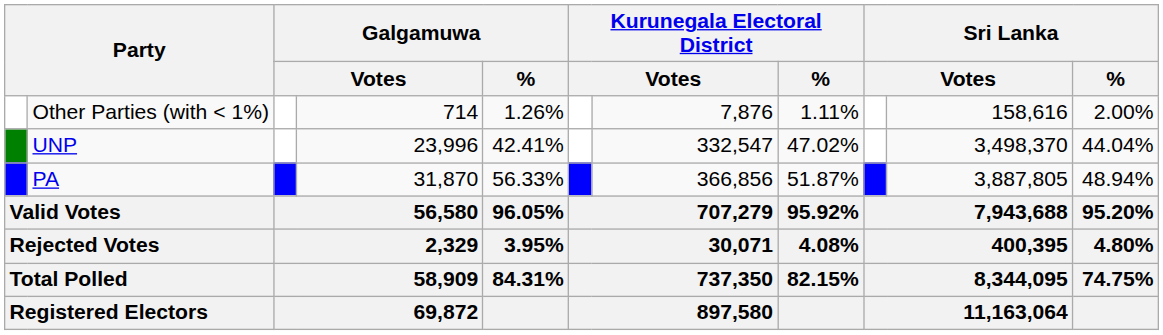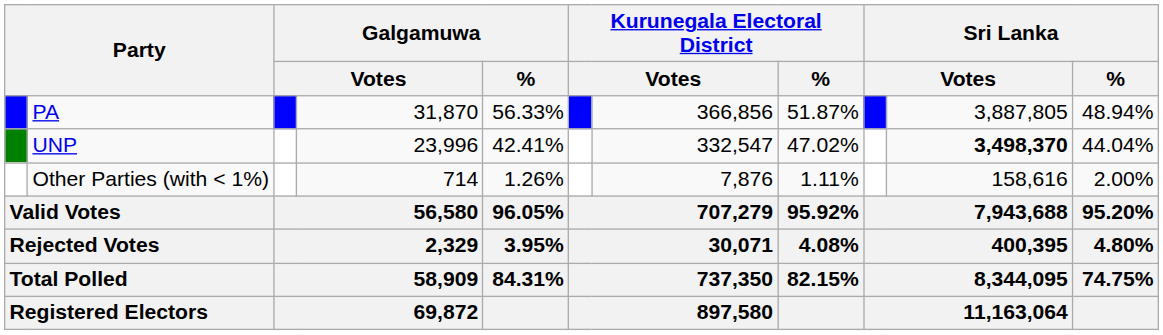rows swapped: (46, 178) <-> (151, 111)
(1021, 145) normal -> (1021, 145) bold
